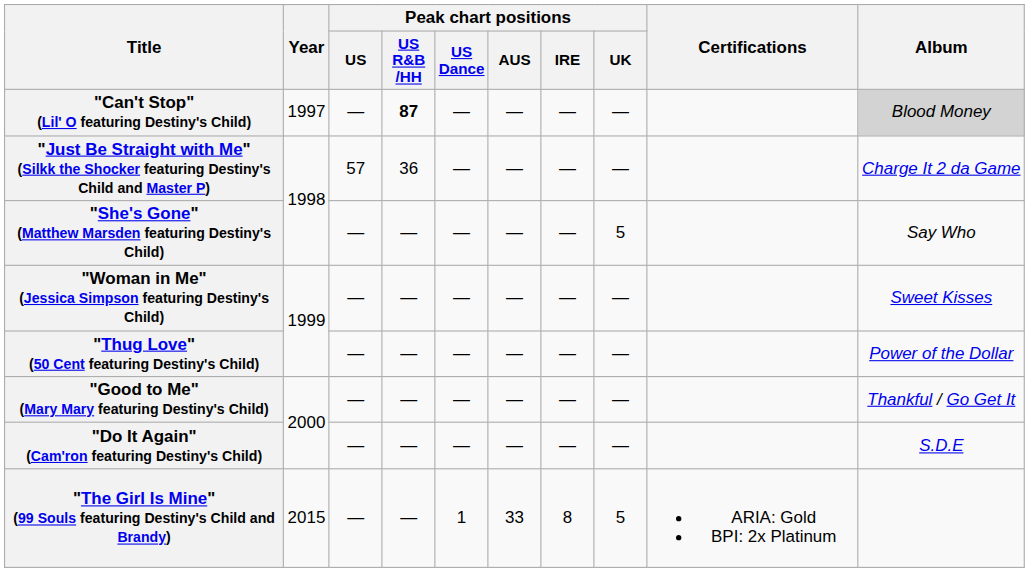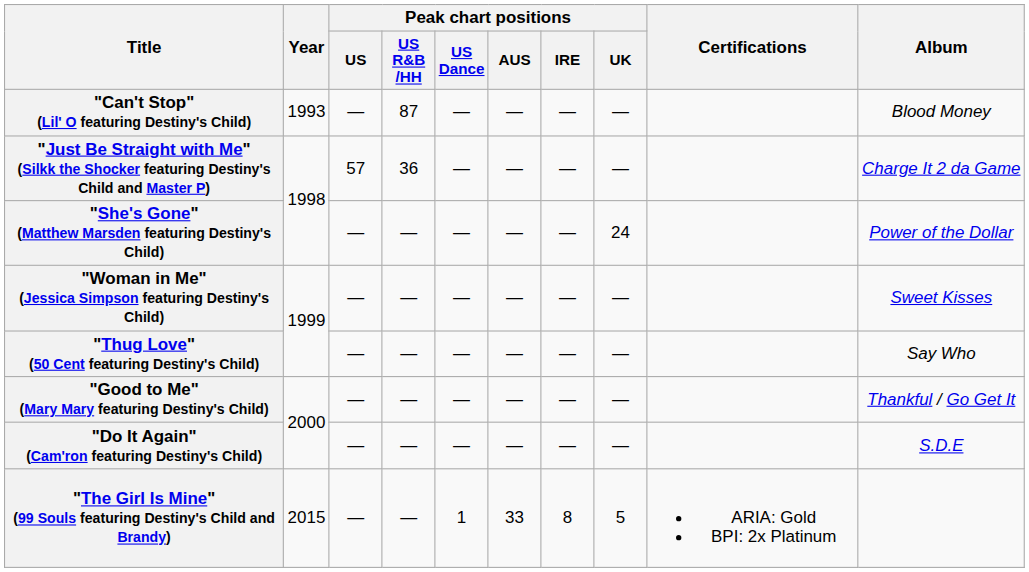(306, 112) 1997 -> (306, 112) 1993
(409, 112) bold -> (409, 112) normal
(941, 112) lightgrey background -> (941, 112) no background
(620, 232) 5 -> (620, 232) 24
(941, 232) Say Who -> (941, 232) Power of the Dollar
(941, 353) Power of the Dollar -> (941, 353) Say Who
